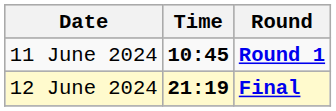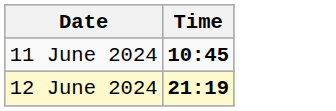- column: (282, 22)
